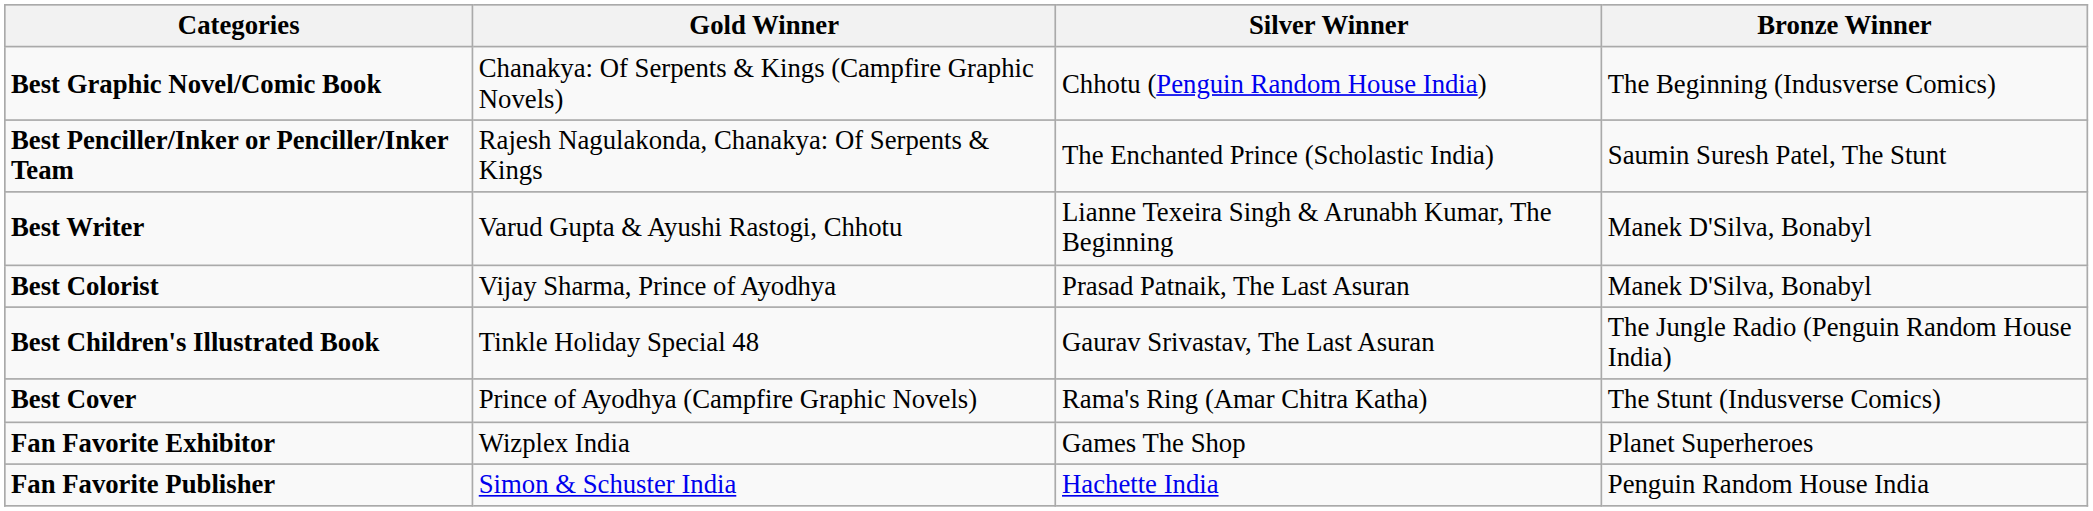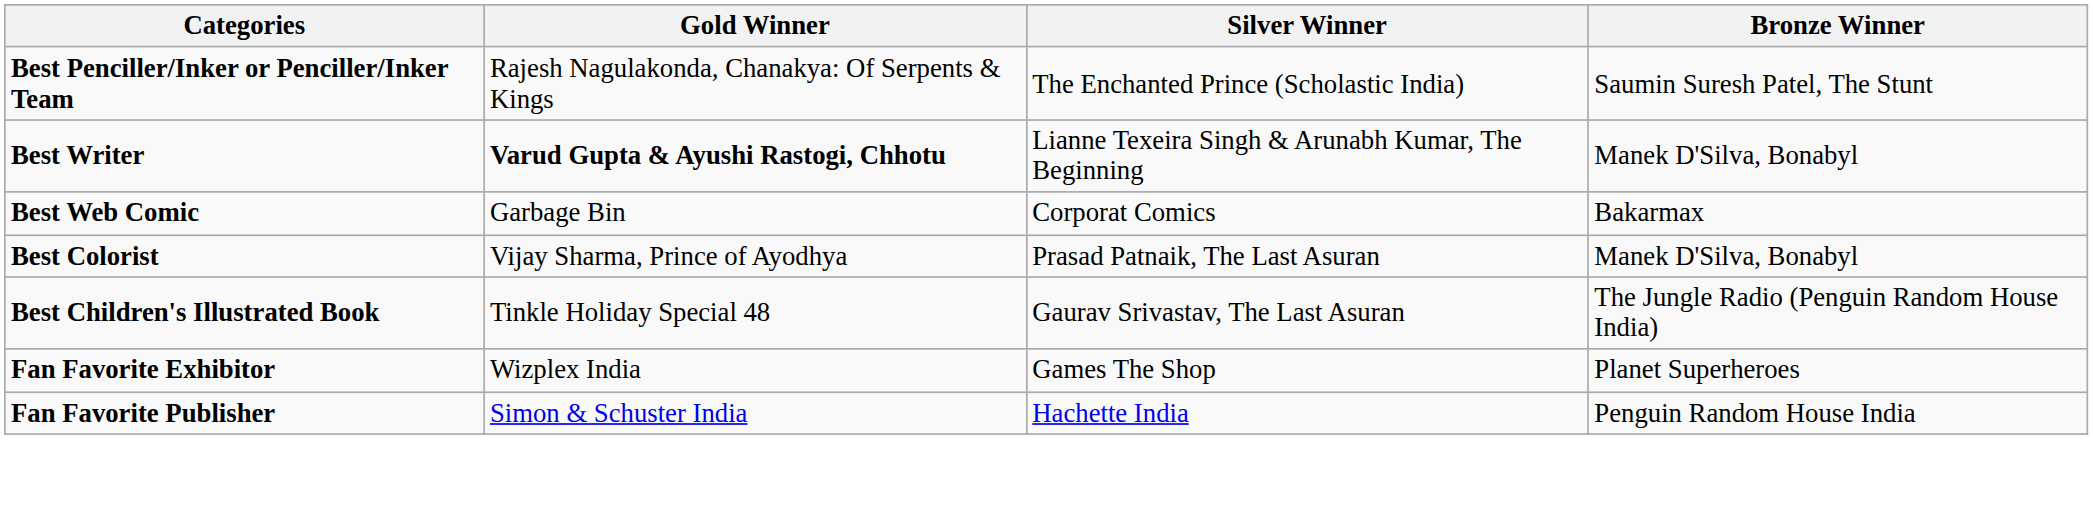- row: (196, 83)
(691, 227) normal -> (718, 155) bold
+ row: (105, 212)
- row: (74, 400)
